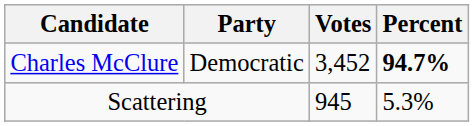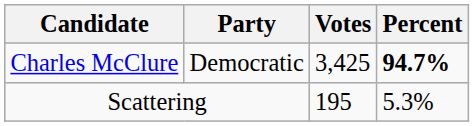(343, 62) 3,452 -> (343, 62) 3,425
(333, 101) 945 -> (333, 101) 195
